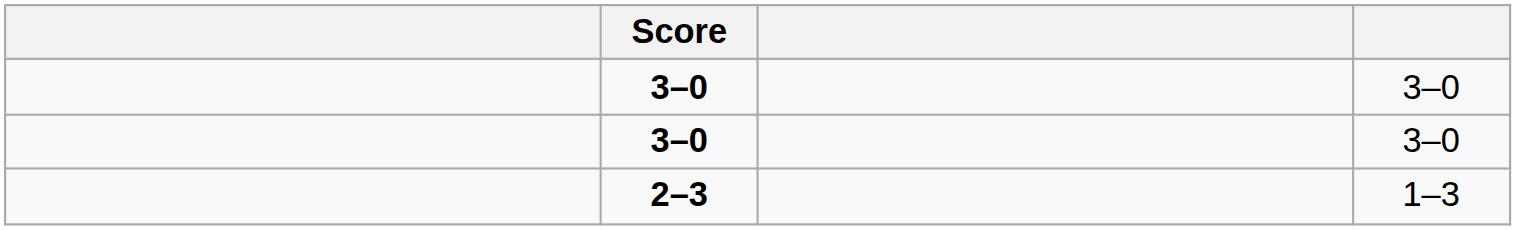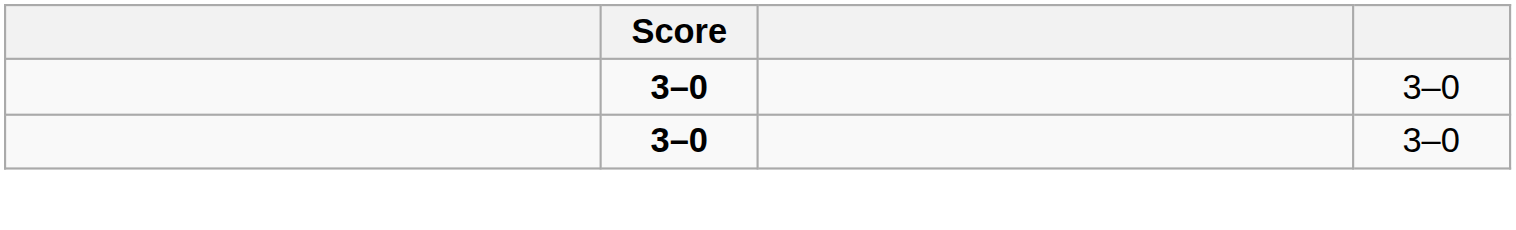- row: (679, 195)
